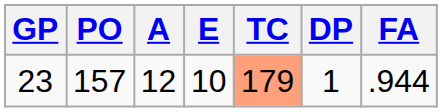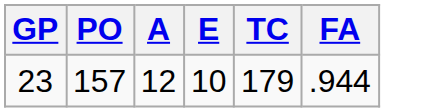- column: (331, 29)
(268, 80) lightsalmon background -> (268, 80) no background
